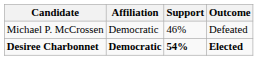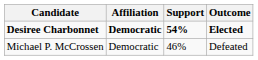rows swapped: (53, 47) <-> (55, 30)
